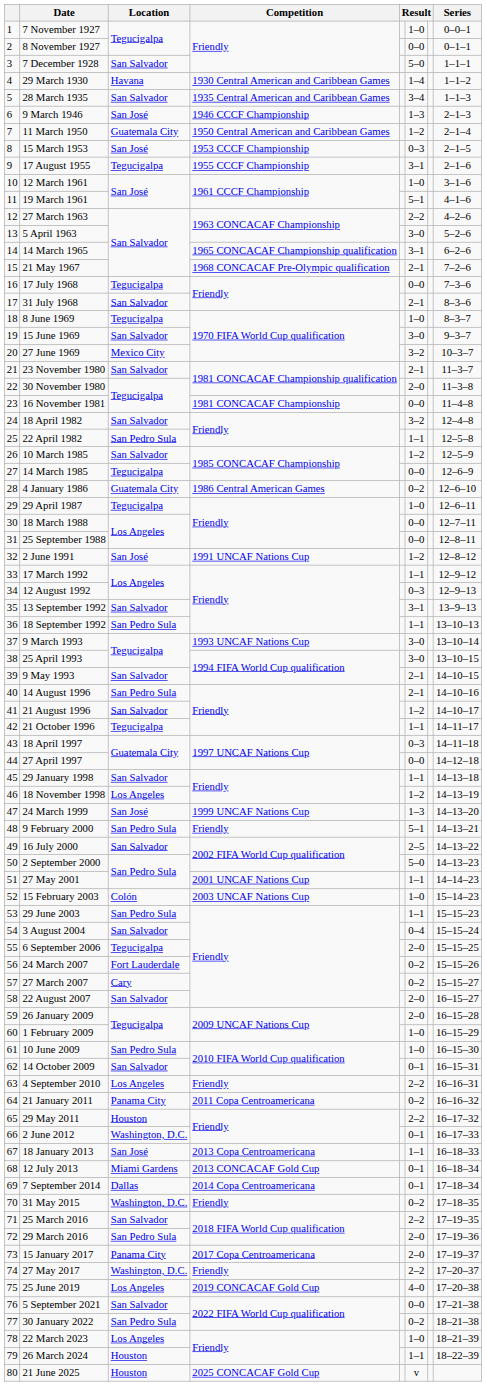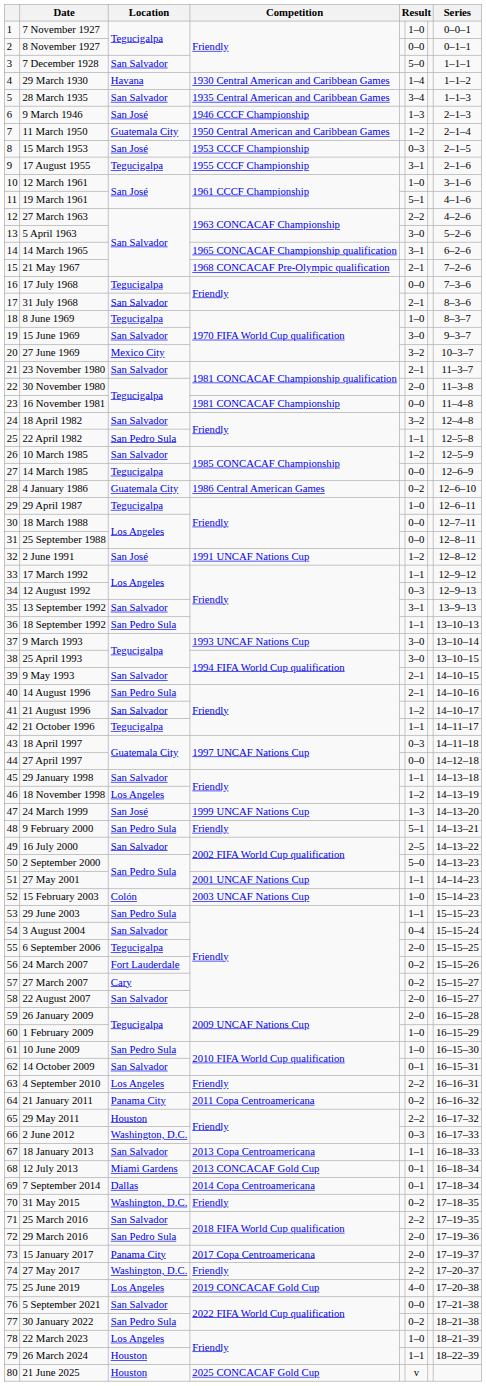(416, 1135) 0–1 -> (416, 1135) 0–3
(129, 1152) San José -> (139, 1152) San Salvador
